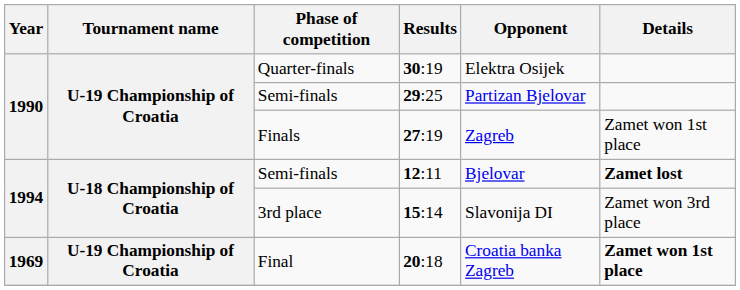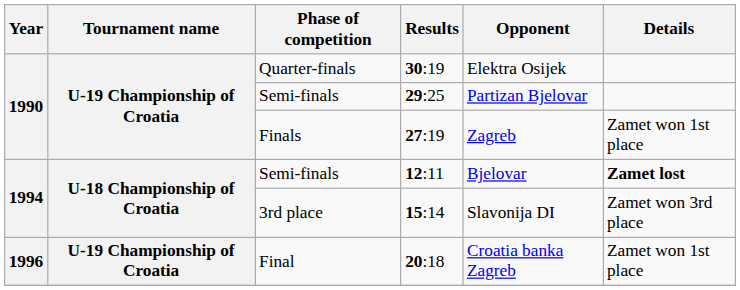(26, 261) 1969 -> (26, 261) 1996
(658, 261) bold -> (658, 261) normal
